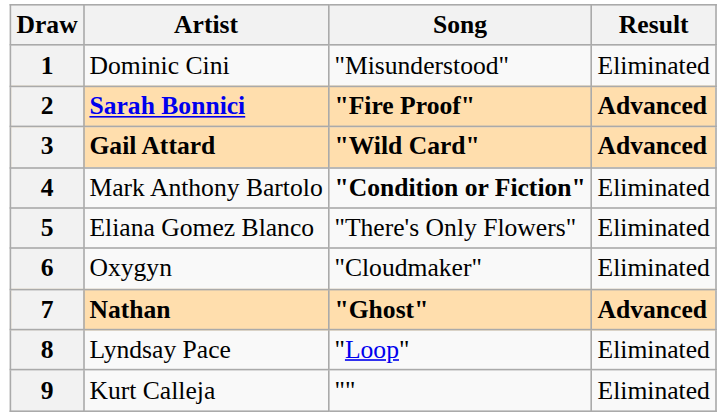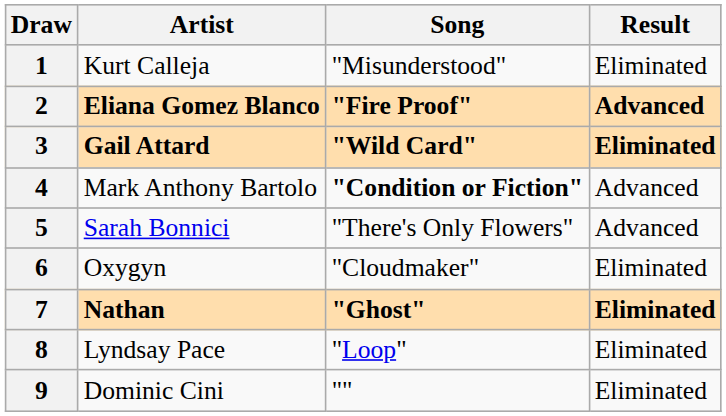(160, 65) Dominic Cini -> (147, 65) Kurt Calleja
(167, 106) Sarah Bonnici -> (202, 106) Eliana Gomez Blanco
(652, 146) Advanced -> (655, 146) Eliminated
(654, 187) Eliminated -> (647, 187) Advanced
(202, 227) Eliana Gomez Blanco -> (157, 227) Sarah Bonnici
(654, 227) Eliminated -> (647, 227) Advanced
(652, 308) Advanced -> (655, 308) Eliminated
(152, 390) Kurt Calleja -> (154, 390) Dominic Cini
